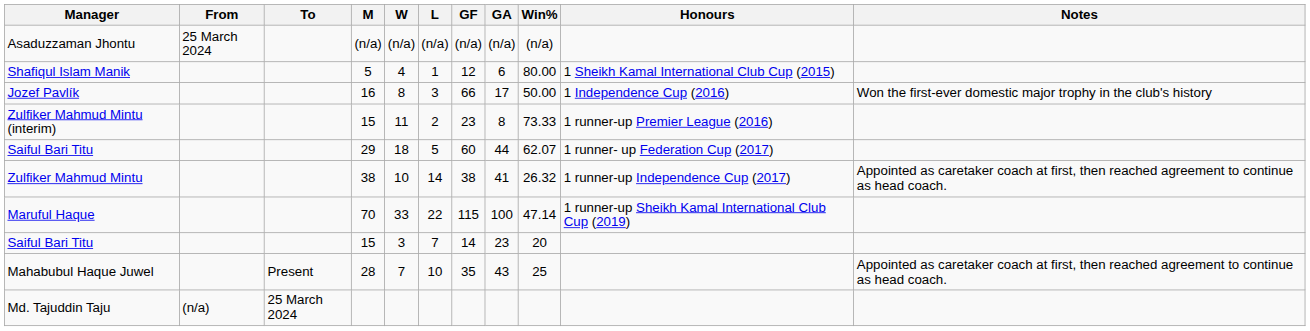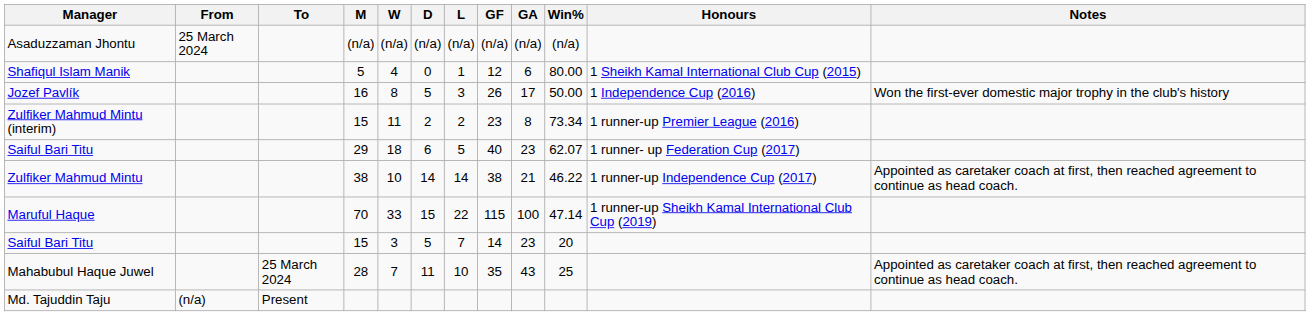+ column: (428, 15)
(468, 93) 66 -> (495, 93) 26
(540, 121) 73.33 -> (566, 121) 73.34
(468, 150) 60 -> (495, 150) 40
(502, 150) 44 -> (528, 150) 23
(502, 178) 41 -> (528, 178) 21
(540, 178) 26.32 -> (566, 178) 46.22
(290, 271) Present -> (290, 271) 25 March 2024
(295, 307) 25 March 2024 -> (285, 300) Present
